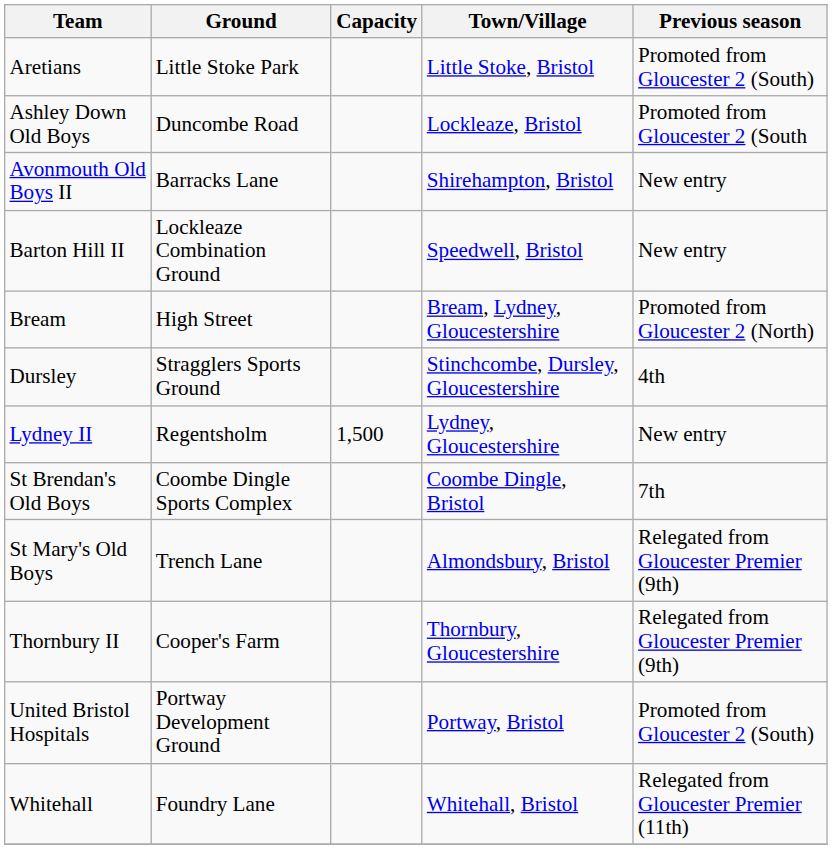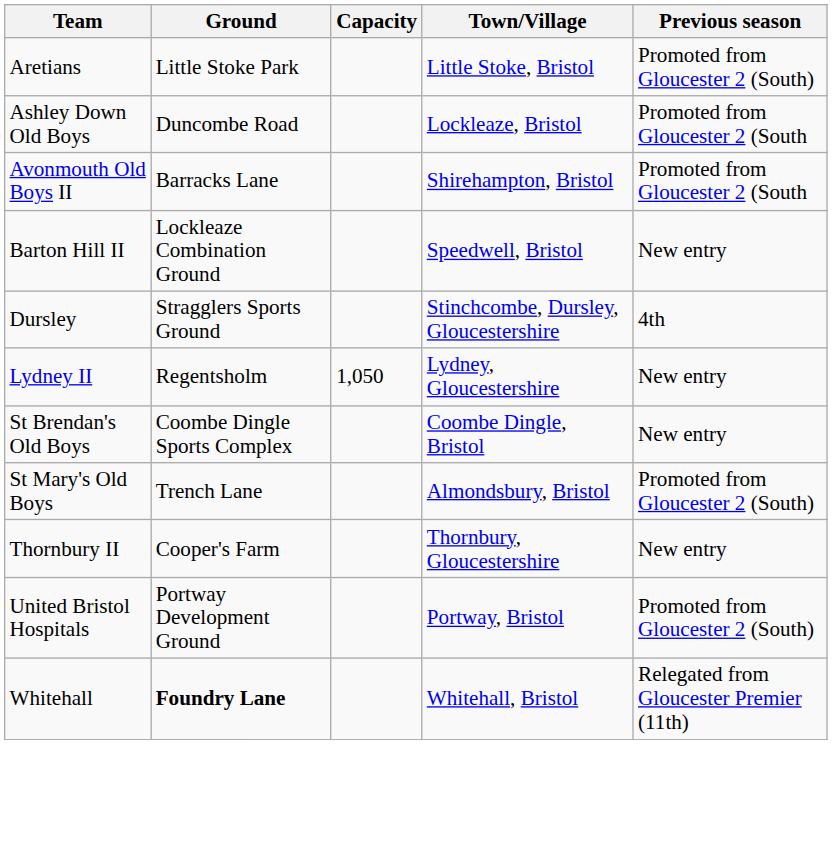(682, 181) New entry -> (723, 181) Promoted from Gloucester 2 (South
- row: (38, 319)
(360, 433) 1,500 -> (360, 376) 1,050
(652, 491) 7th -> (682, 433) New entry
(720, 560) Relegated from Gloucester Premier (9th) -> (726, 491) Promoted from Gloucester 2 (South)
(720, 641) Relegated from Gloucester Premier (9th) -> (682, 548) New entry
(215, 803) normal -> (221, 698) bold
